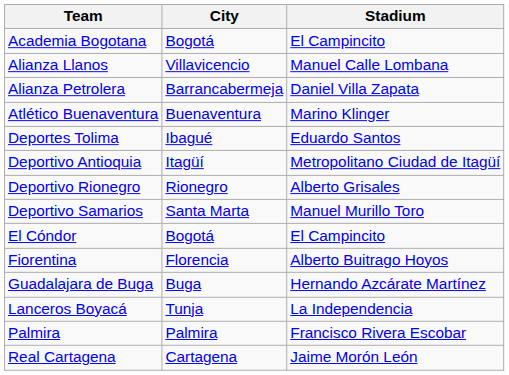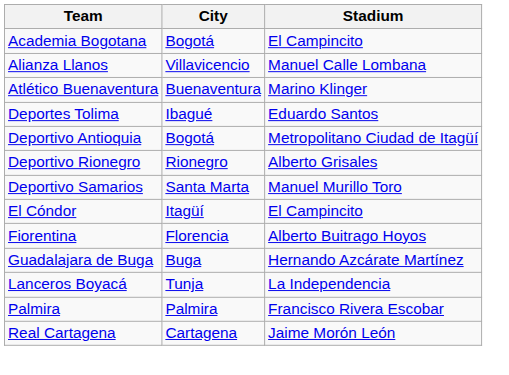- row: (67, 89)
(185, 162) Itagüí -> (190, 138) Bogotá
(190, 235) Bogotá -> (185, 211) Itagüí
